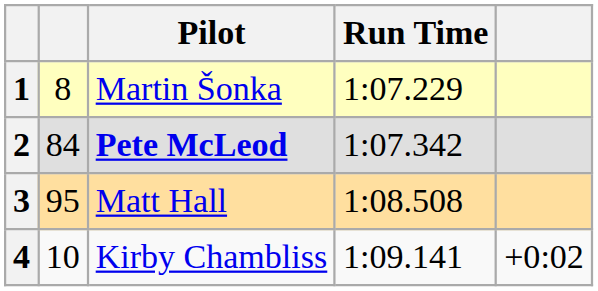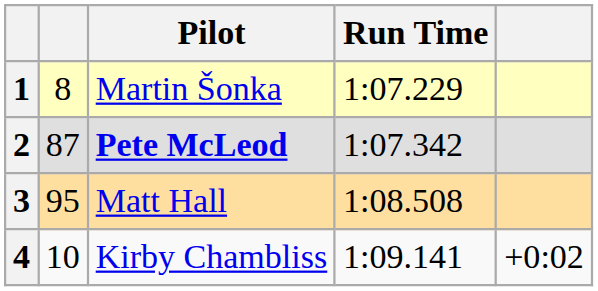(63, 145) 84 -> (63, 145) 87
